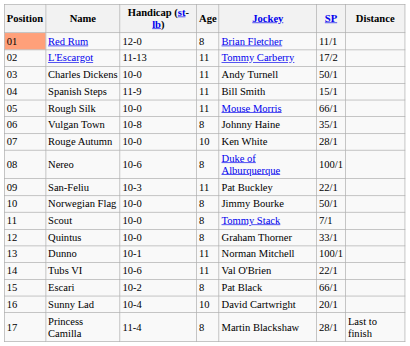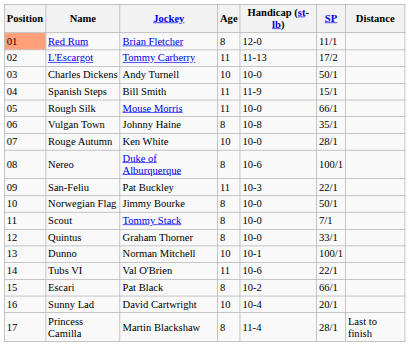columns swapped: (268, 18) <-> (158, 18)
(204, 74) 11 -> (225, 74) 10
(204, 254) 11 -> (225, 254) 10
